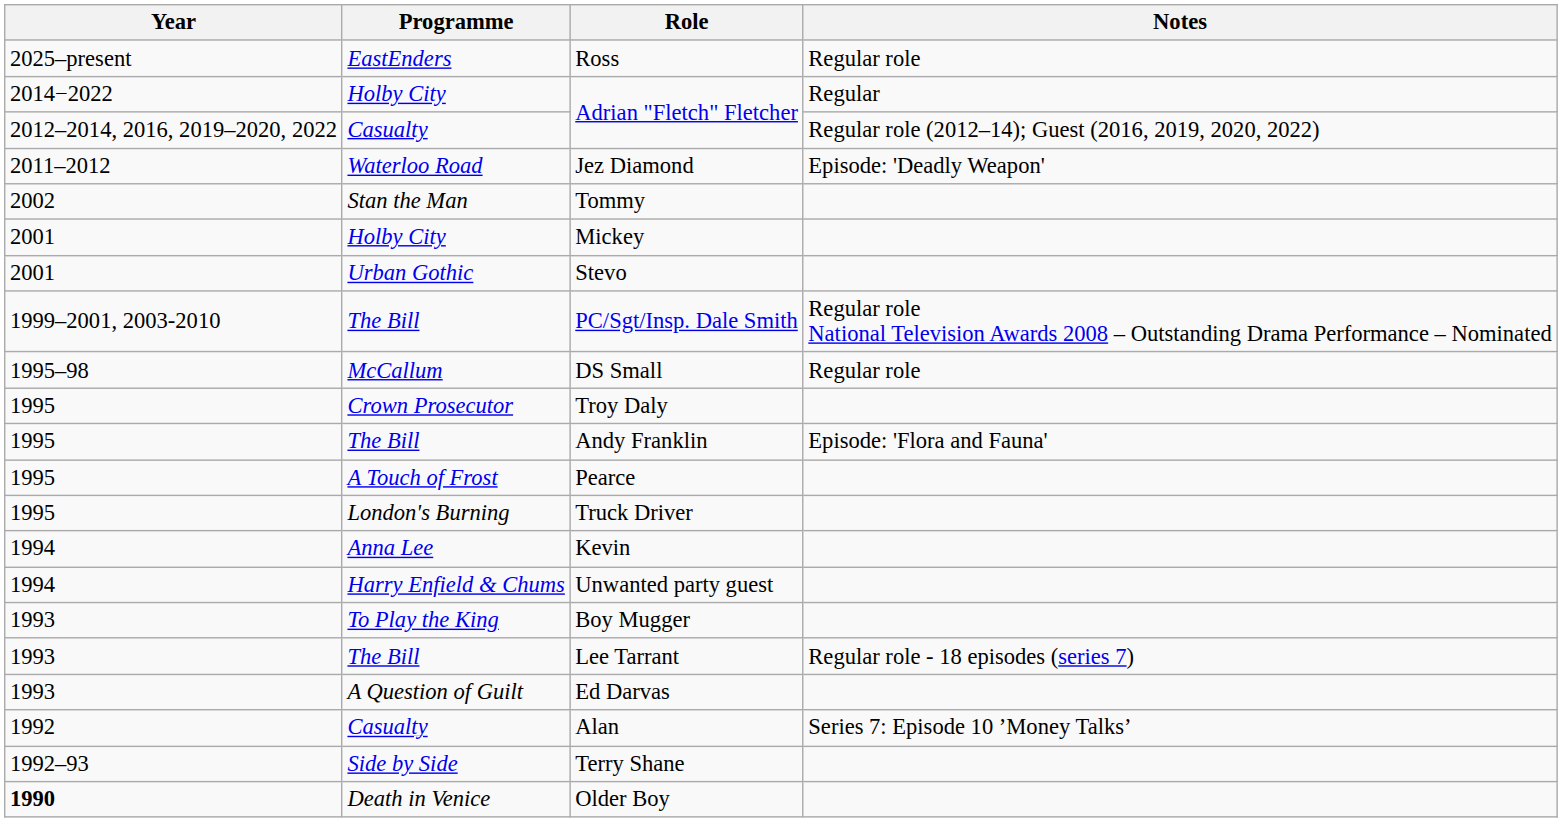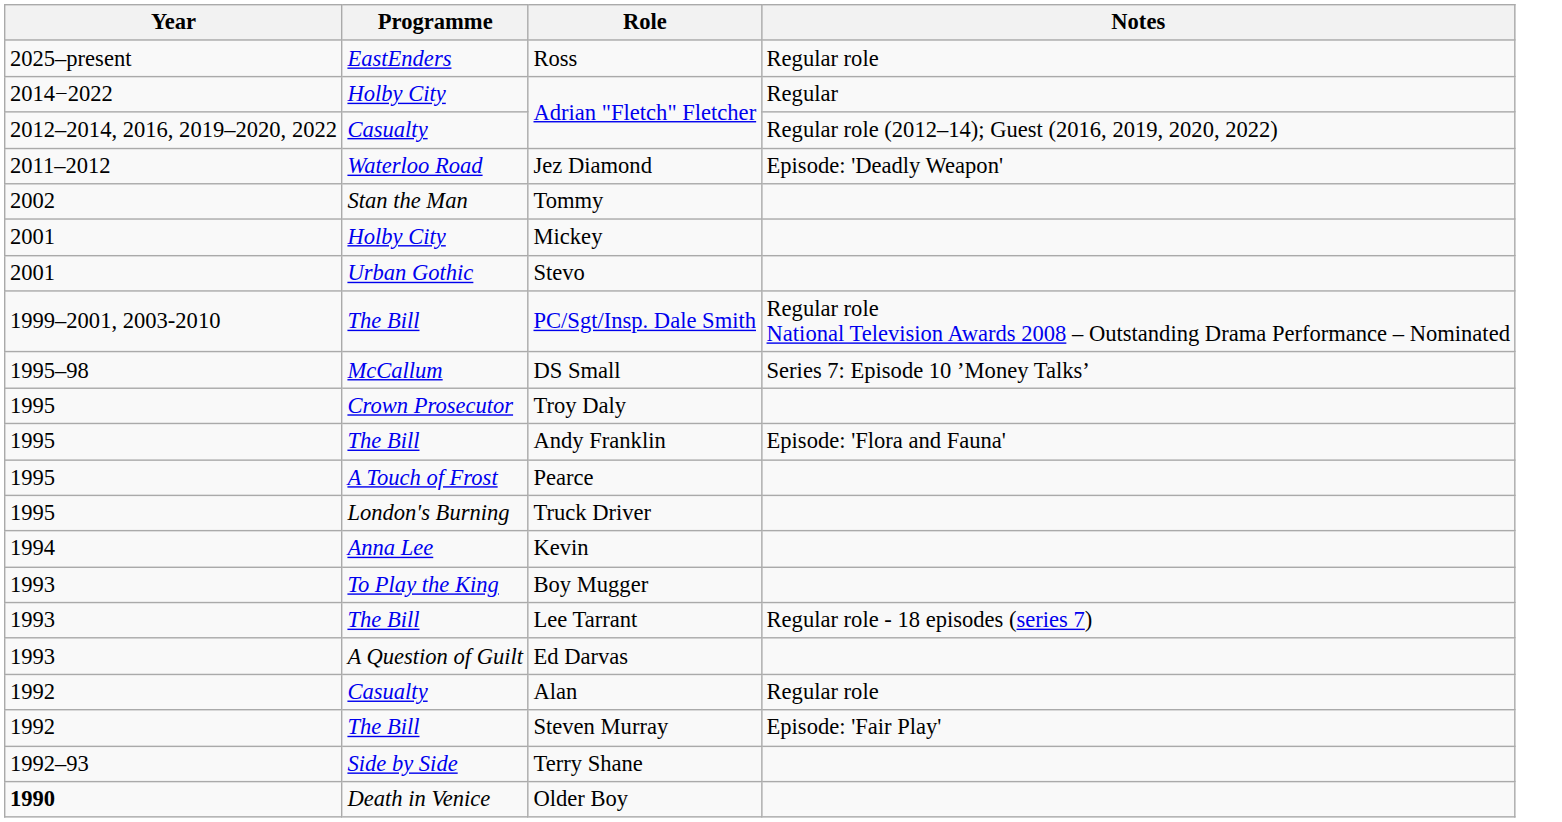(864, 369) Regular role -> (928, 369) Series 7: Episode 10 ’Money Talks’
- row: (456, 584)
(970, 727) Series 7: Episode 10 ’Money Talks’ -> (823, 691) Regular role
+ row: (383, 727)
